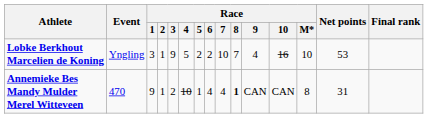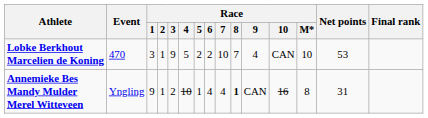(127, 54) Yngling -> (117, 54) 470
(283, 54) 16 -> (283, 54) CAN
(117, 91) 470 -> (127, 91) Yngling
(283, 91) CAN -> (283, 91) 16
